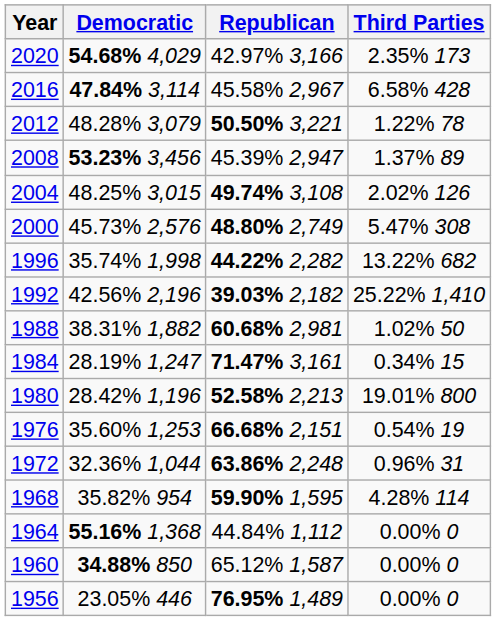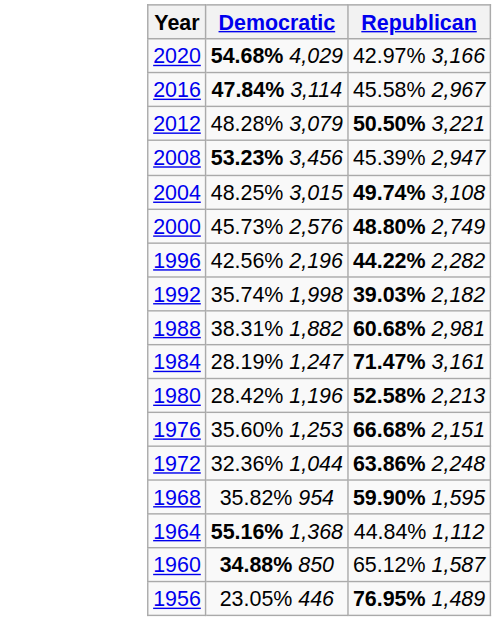- column: (419, 22)
(135, 260) 35.74% 1,998 -> (277, 260) 42.56% 2,196
(135, 294) 42.56% 2,196 -> (277, 294) 35.74% 1,998
